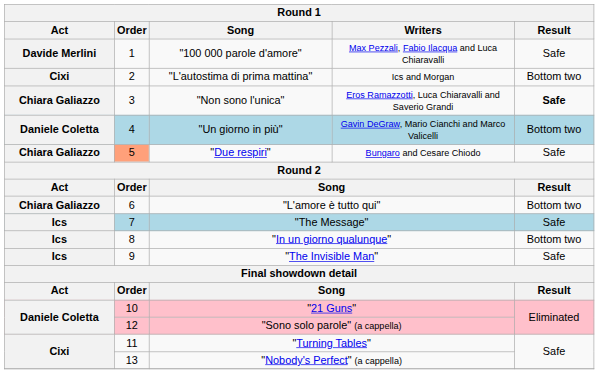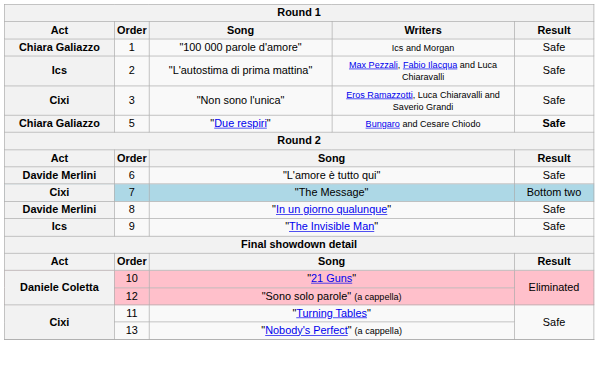(59, 53) Davide Merlini -> (59, 47) Chiara Galiazzo
(423, 54) Max Pezzali, Fabio Ilacqua and Luca Chiaravalli -> (423, 48) Ics and Morgan
(59, 77) Cixi -> (59, 71) Ics
(423, 77) Ics and Morgan -> (423, 71) Max Pezzali, Fabio Ilacqua and Luca Chiaravalli
(554, 77) Bottom two -> (554, 71) Safe
(59, 100) Chiara Galiazzo -> (59, 100) Cixi
(554, 100) bold -> (554, 100) normal
- row: (241, 130)
(132, 153) lightsalmon background -> (132, 123) no background
(554, 153) normal -> (554, 123) bold
(59, 205) Chiara Galiazzo -> (59, 175) Davide Merlini
(554, 205) Bottom two -> (554, 175) Safe
(59, 222) Ics -> (59, 192) Cixi
(554, 222) Safe -> (554, 192) Bottom two
(59, 239) Ics -> (59, 210) Davide Merlini
(554, 239) Bottom two -> (554, 210) Safe
